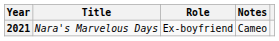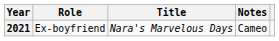columns swapped: (96, 12) <-> (198, 12)
